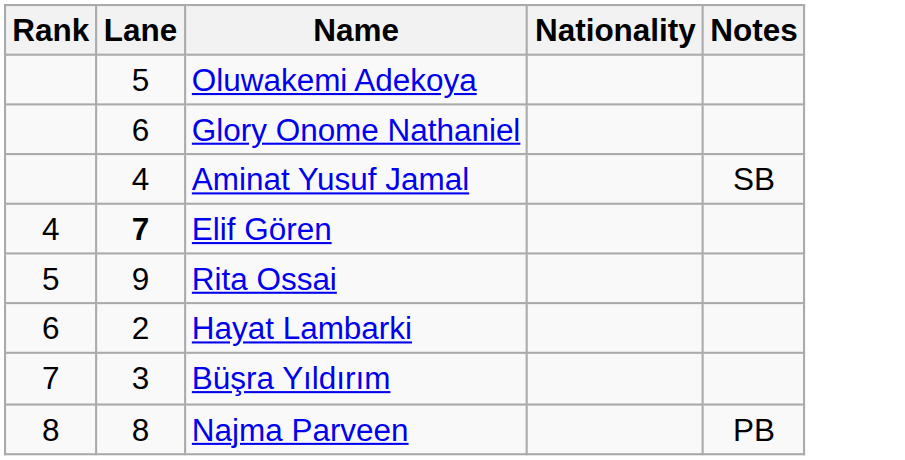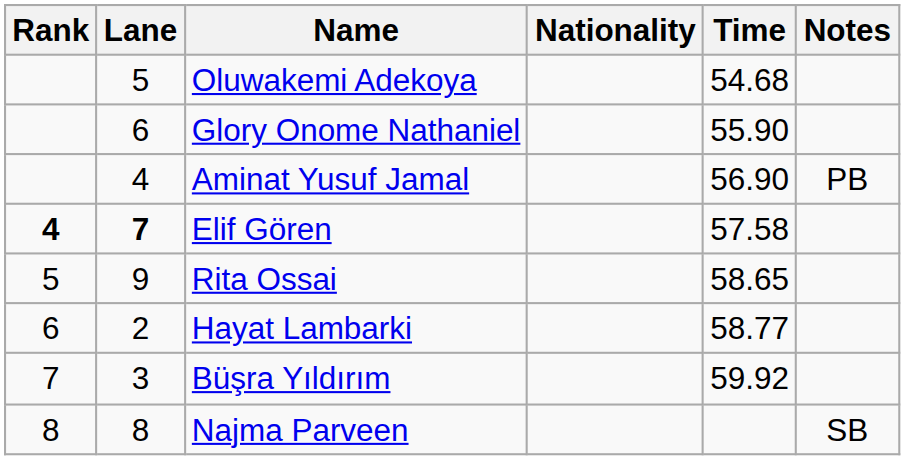+ column: (750, 30)
(754, 180) SB -> (847, 180) PB
(51, 229) normal -> (51, 229) bold
(754, 429) PB -> (847, 429) SB
